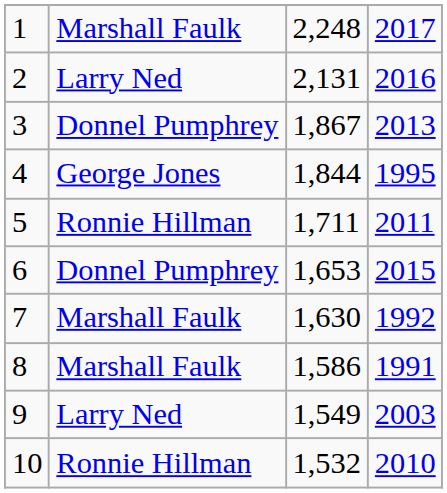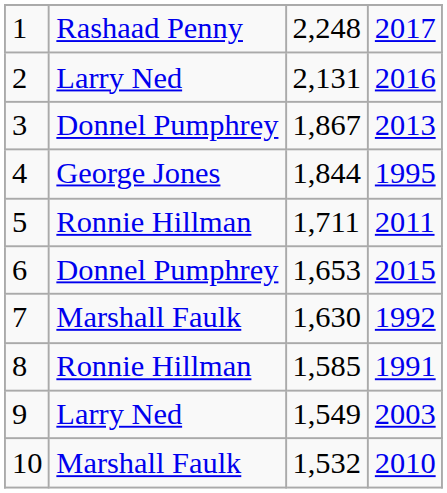(149, 28) Marshall Faulk -> (150, 28) Rashaad Penny
(149, 366) Marshall Faulk -> (154, 366) Ronnie Hillman
(327, 366) 1,586 -> (327, 366) 1,585
(154, 462) Ronnie Hillman -> (149, 462) Marshall Faulk
